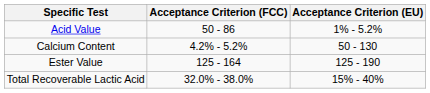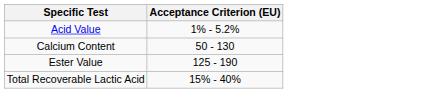- column: (219, 12)
